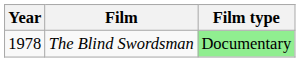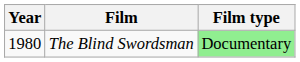(25, 43) 1978 -> (25, 43) 1980
